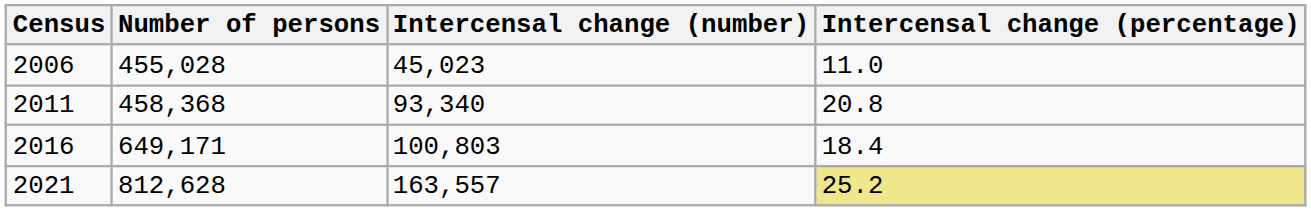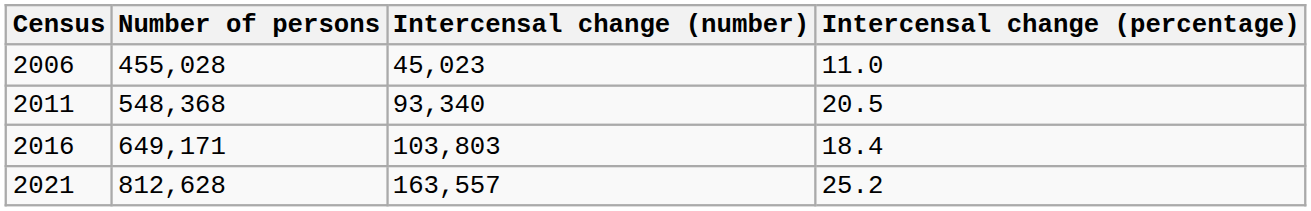(172, 106) 458,368 -> (172, 106) 548,368
(852, 106) 20.8 -> (852, 106) 20.5
(447, 146) 100,803 -> (447, 146) 103,803
(852, 186) khaki background -> (852, 186) no background
